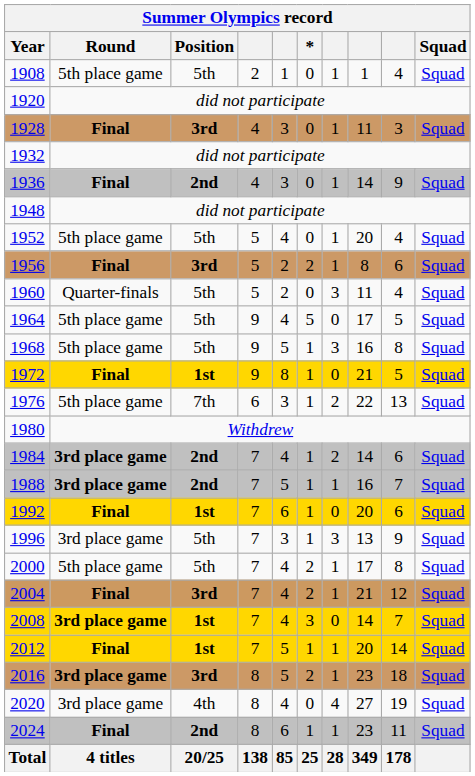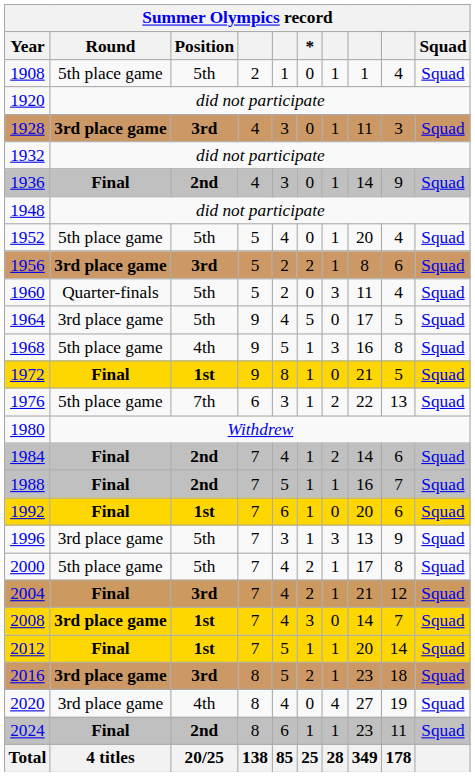(110, 127) Final -> (110, 127) 3rd place game
(110, 264) Final -> (110, 264) 3rd place game
(110, 319) 5th place game -> (110, 319) 3rd place game
(204, 347) 5th -> (204, 347) 4th
(110, 456) 3rd place game -> (110, 456) Final
(110, 484) 3rd place game -> (110, 484) Final
